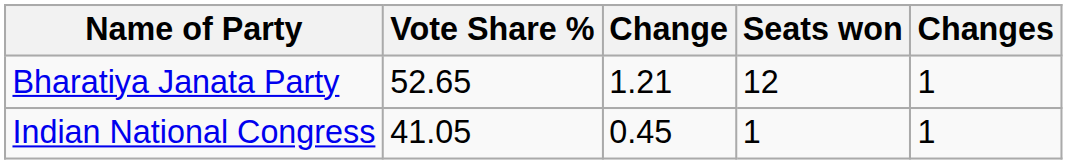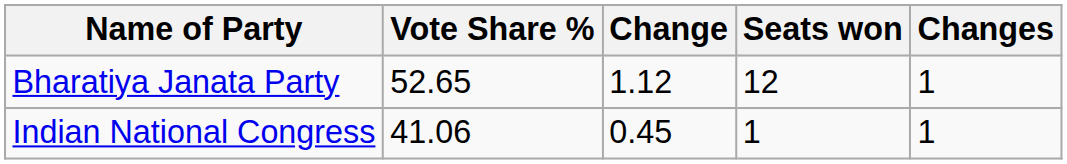(641, 81) 1.21 -> (641, 81) 1.12
(431, 132) 41.05 -> (431, 132) 41.06
